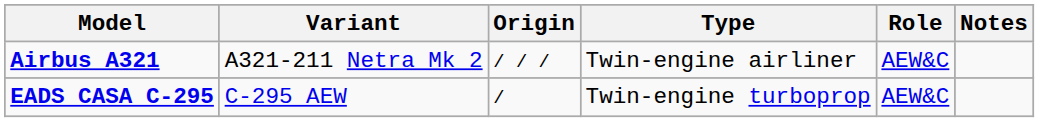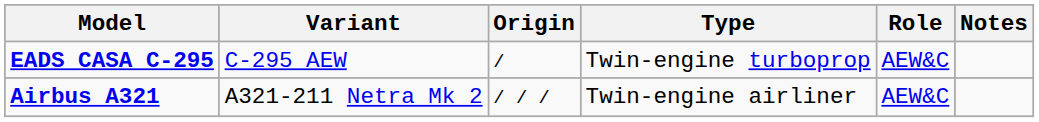rows swapped: (85, 60) <-> (112, 97)
